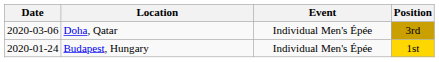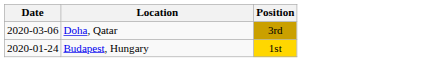- column: (322, 13)
